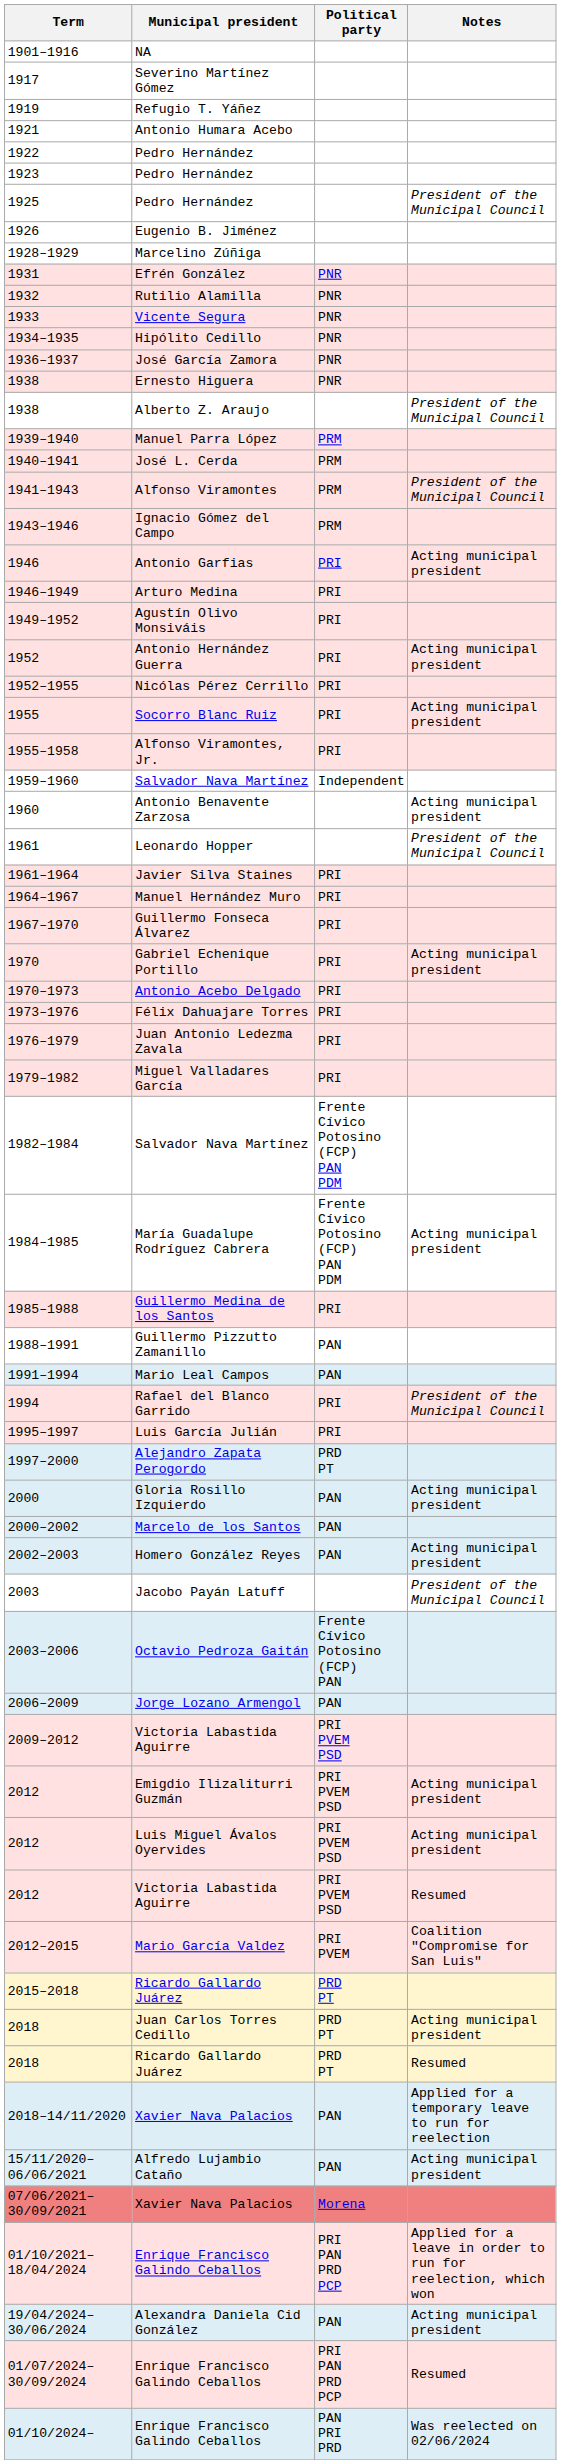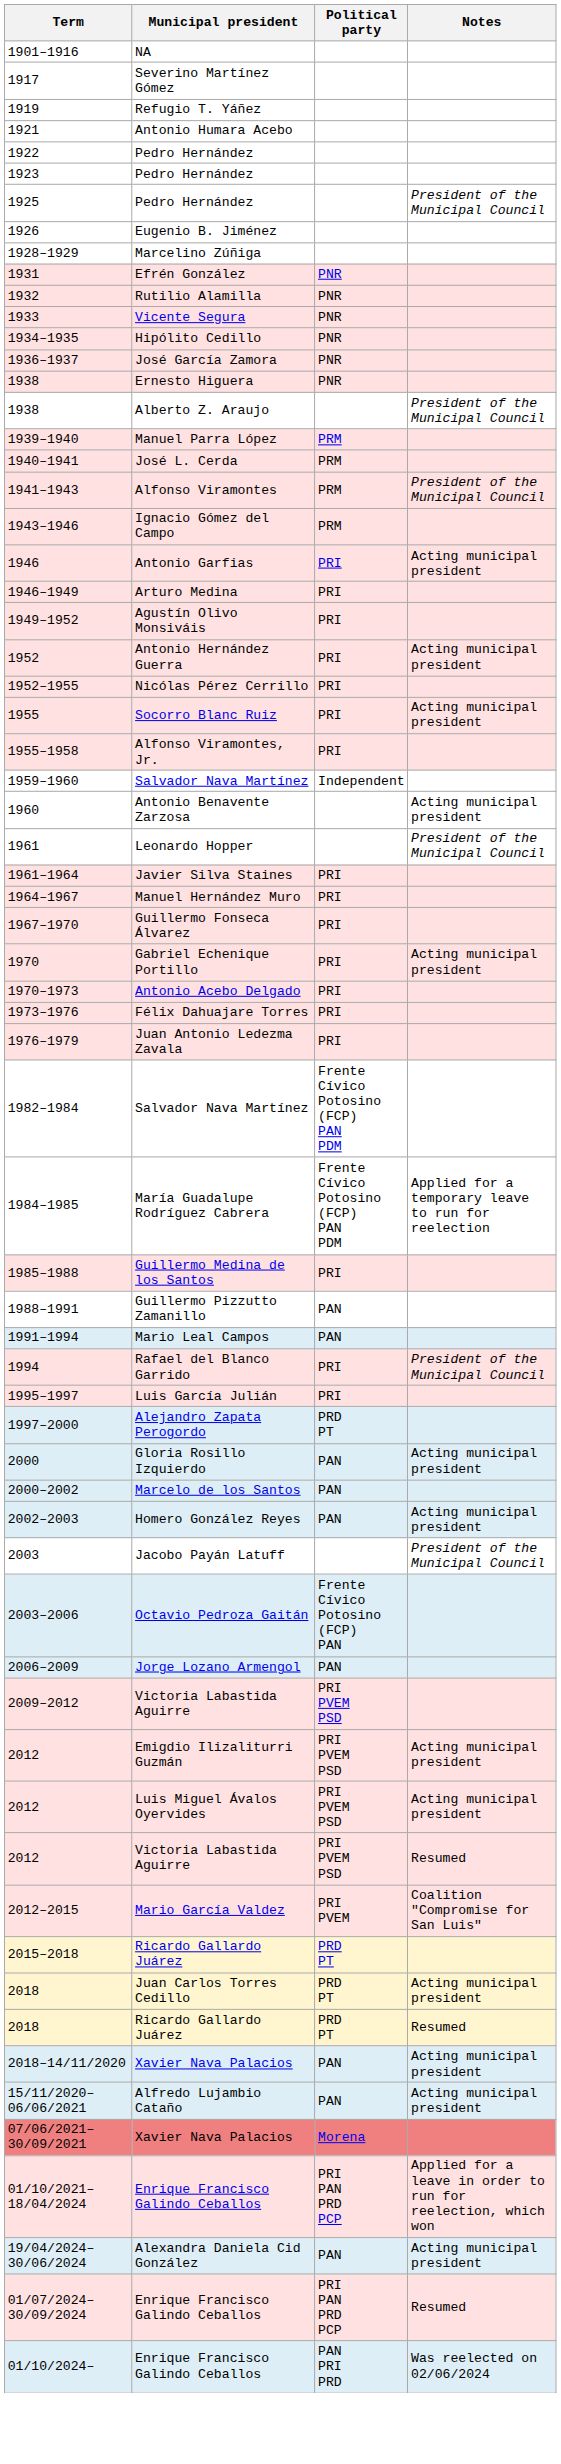- row: (43, 1078)
(474, 1242) Acting municipal president -> (470, 1206) Applied for a temporary leave to run for reelection
(470, 2116) Applied for a temporary leave to run for reelection -> (474, 2064) Acting municipal president
